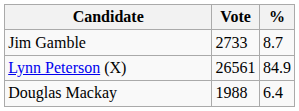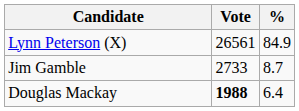rows swapped: (67, 67) <-> (47, 42)
(232, 93) normal -> (232, 93) bold
